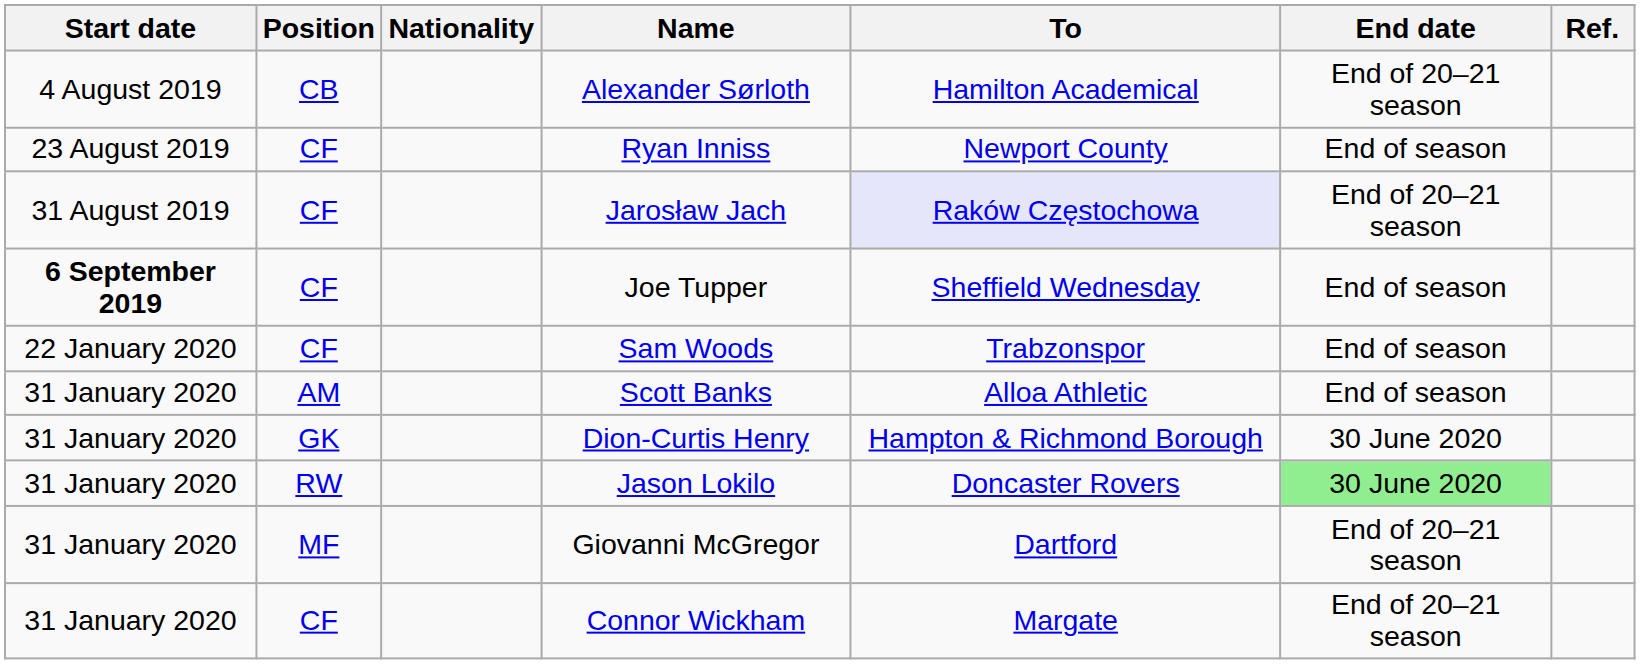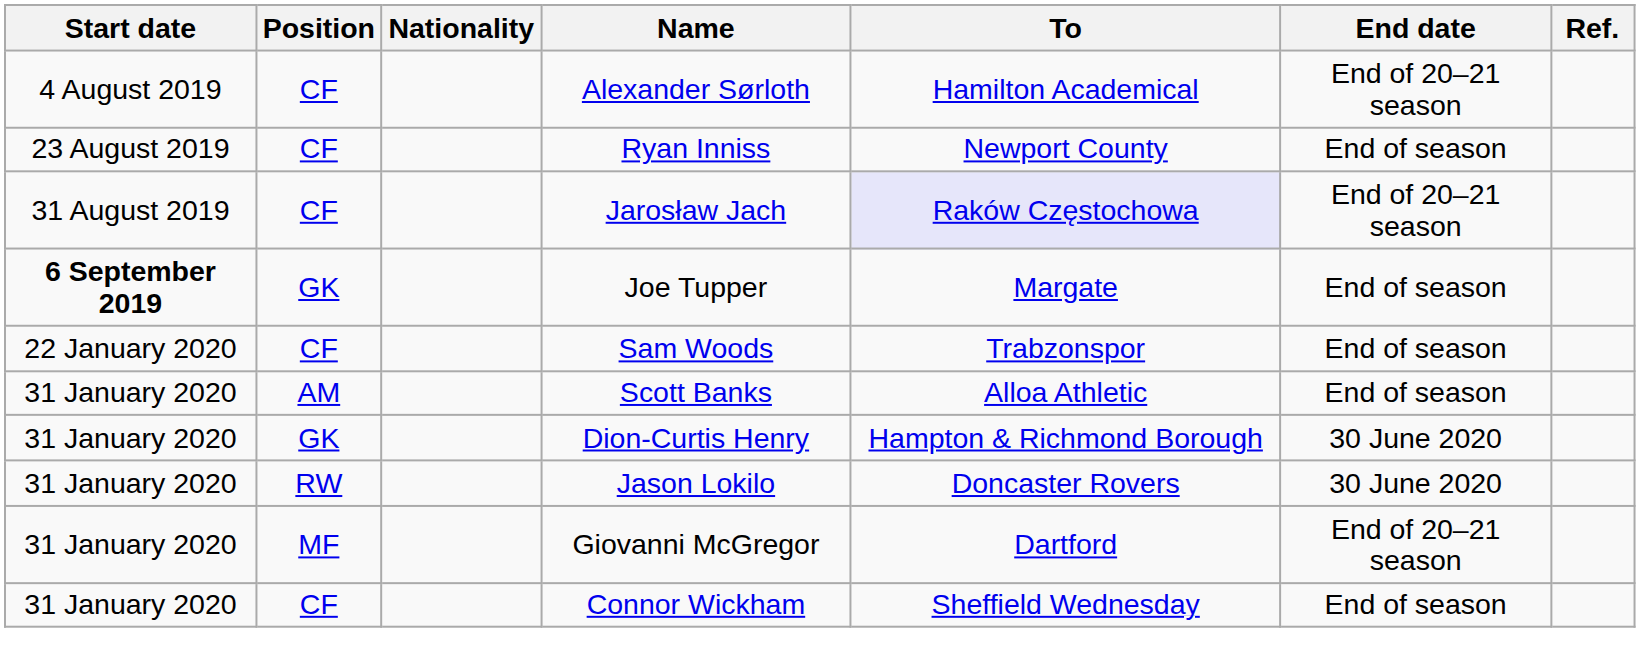(319, 89) CB -> (319, 89) CF
(319, 287) CF -> (319, 287) GK
(1066, 287) Sheffield Wednesday -> (1066, 287) Margate
(1416, 483) lightgreen background -> (1416, 483) no background
(1066, 621) Margate -> (1066, 605) Sheffield Wednesday
(1416, 621) End of 20–21 season -> (1416, 605) End of season
